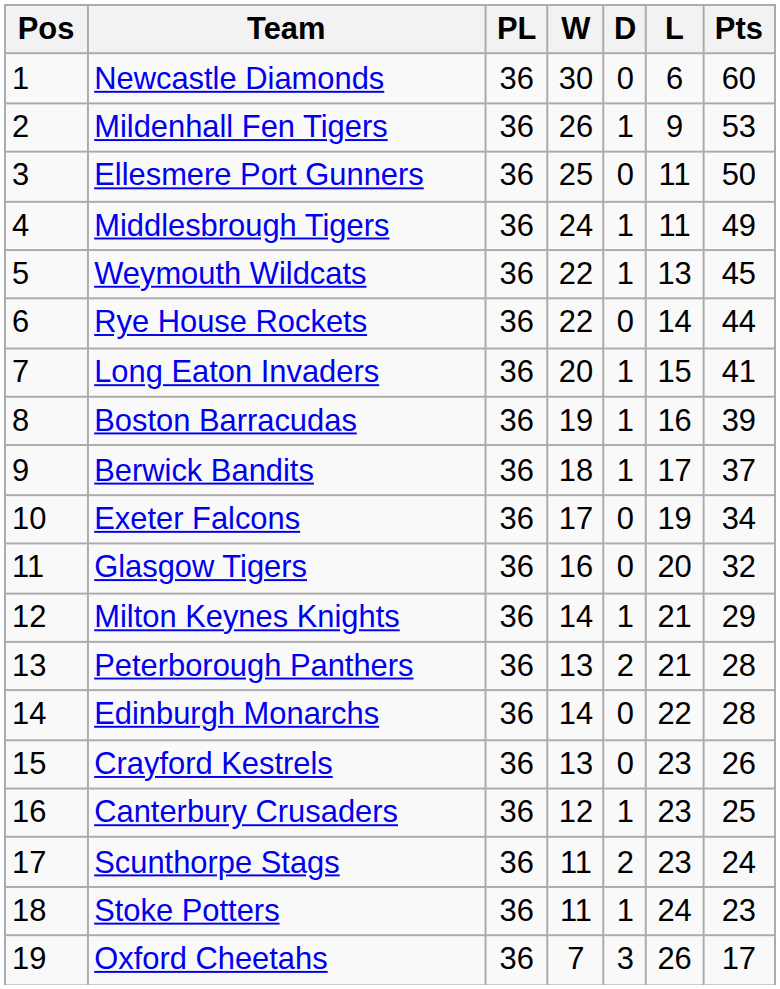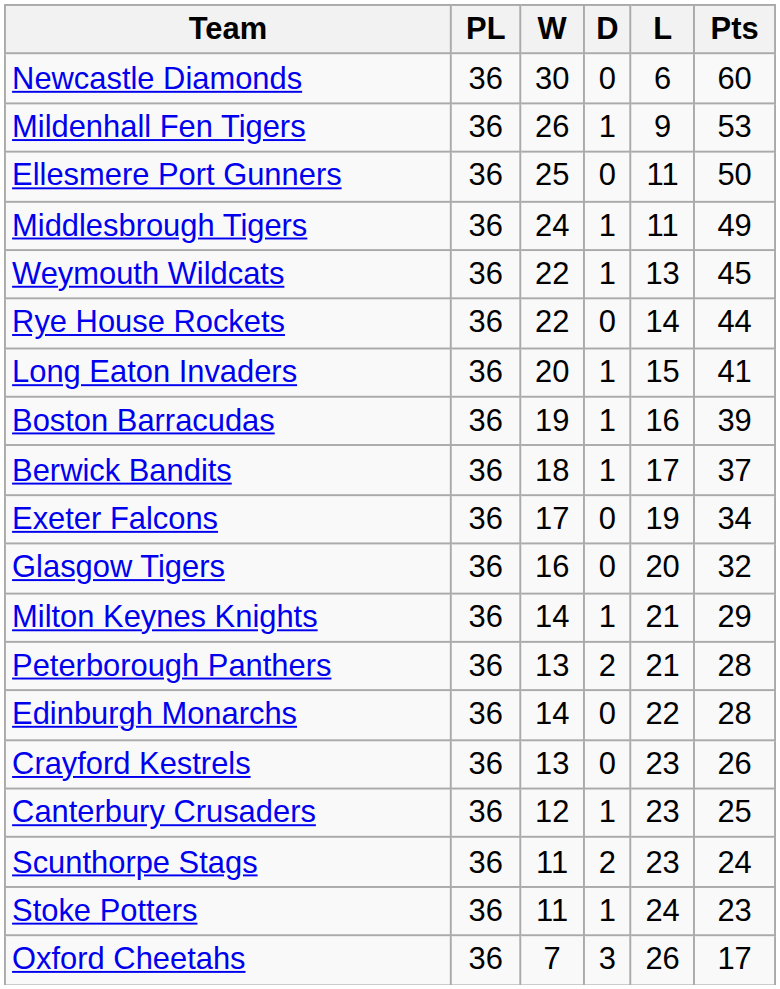- column: (46, 28)
